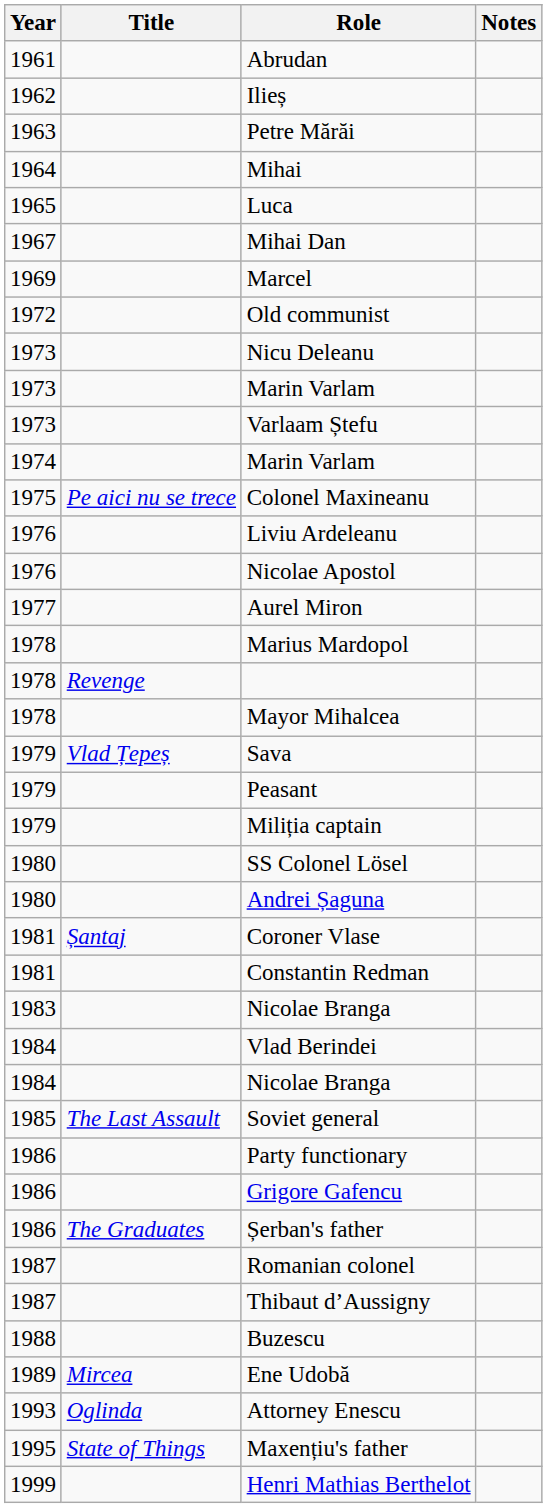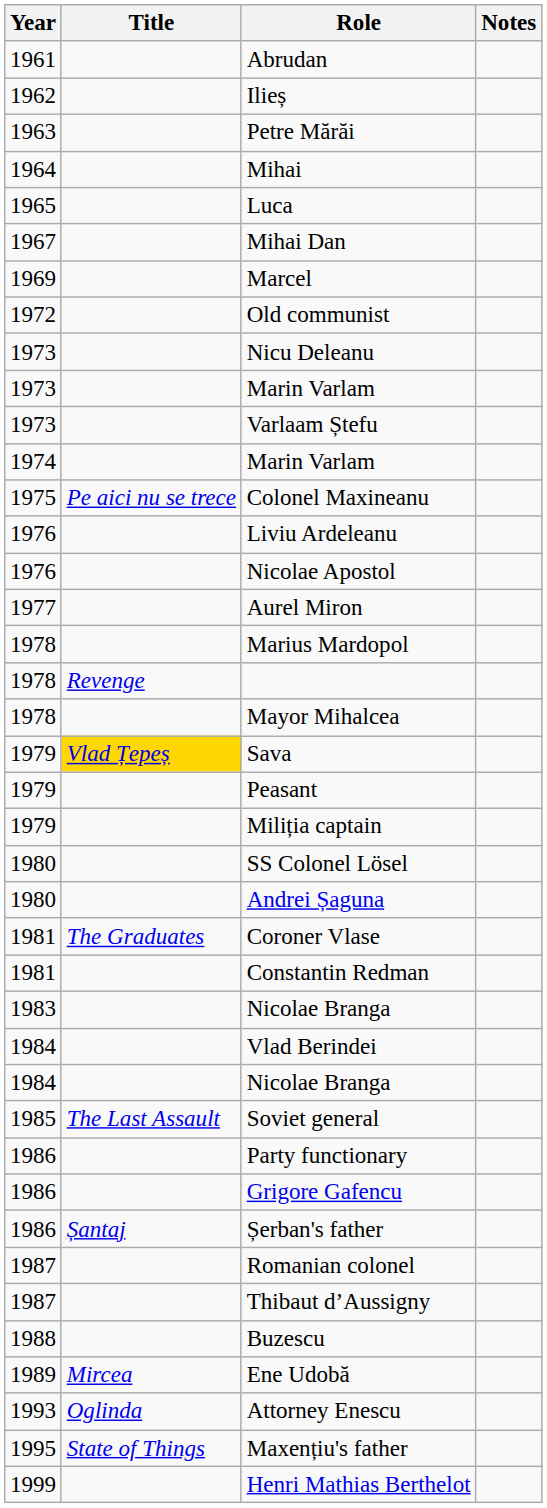(118, 753) no background -> (118, 753) gold background
(96, 936) Șantaj -> (136, 936) The Graduates
(136, 1228) The Graduates -> (96, 1228) Șantaj
